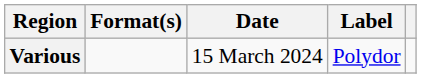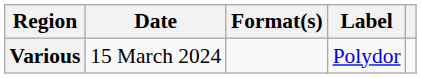columns swapped: (257, 21) <-> (136, 21)
